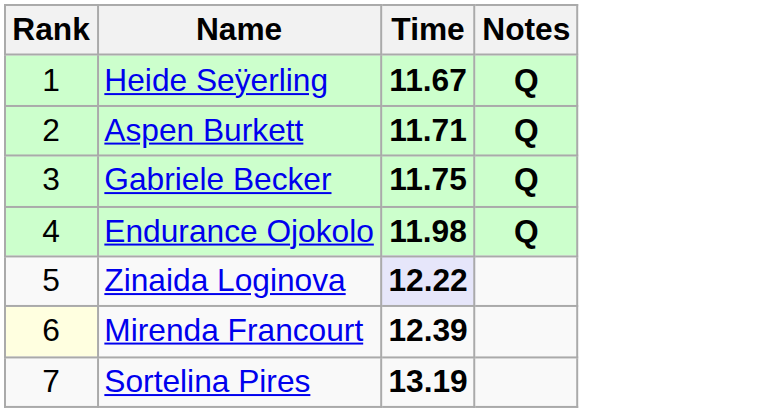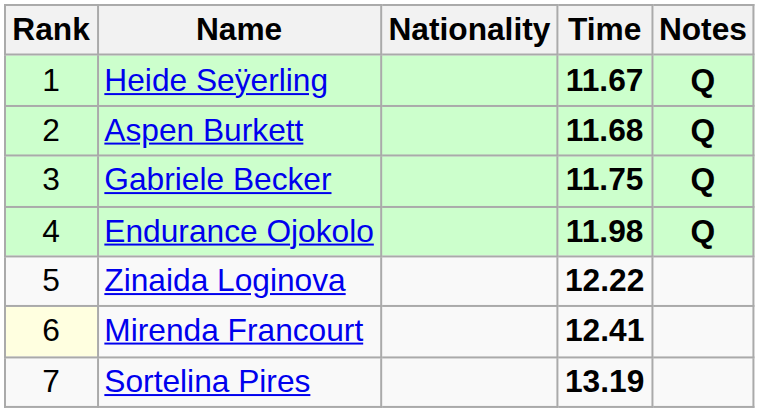+ column: (469, 29)
(428, 130) 11.71 -> (605, 130) 11.68
(428, 280) lavender background -> (605, 280) no background
(428, 331) 12.39 -> (605, 331) 12.41
